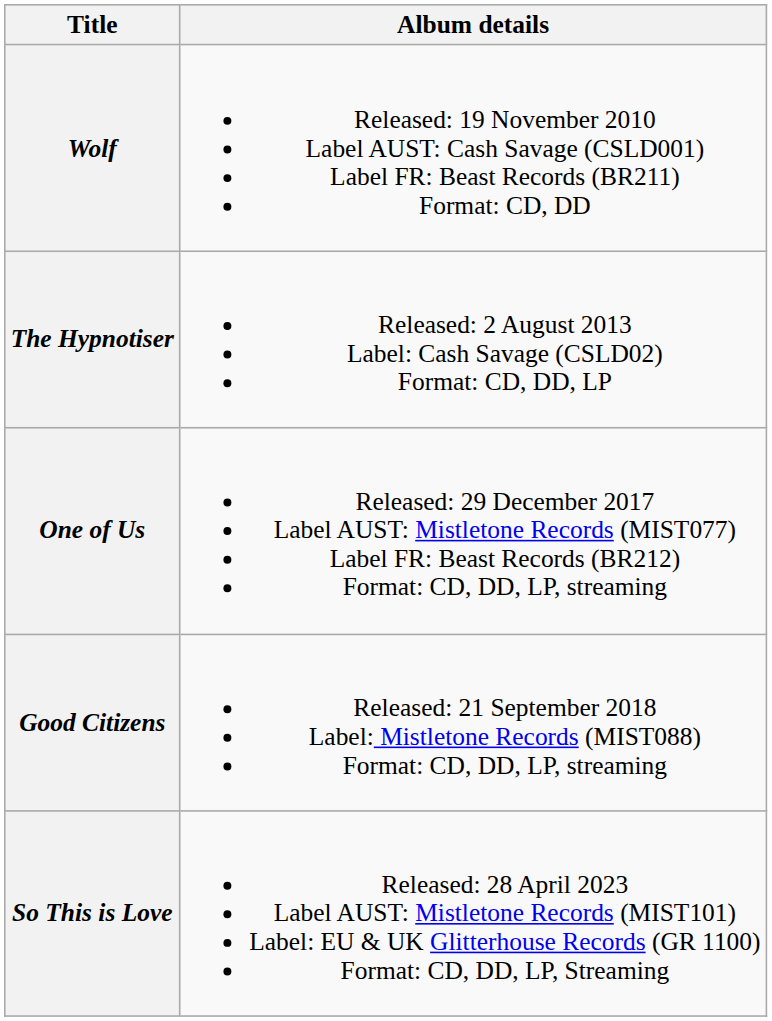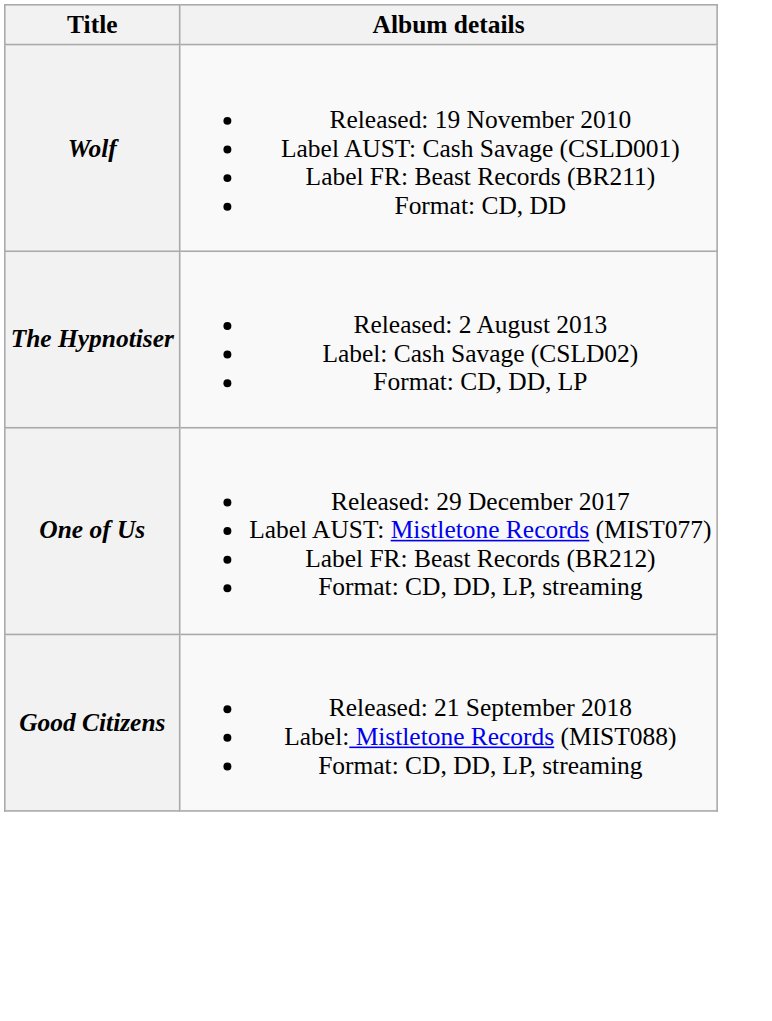- row: (92, 913)
